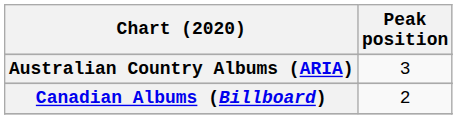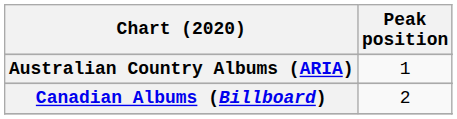(405, 69) 3 -> (405, 69) 1
